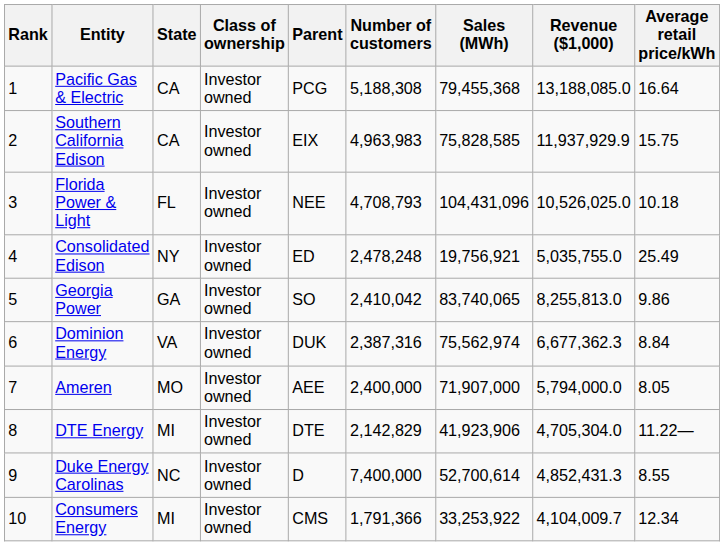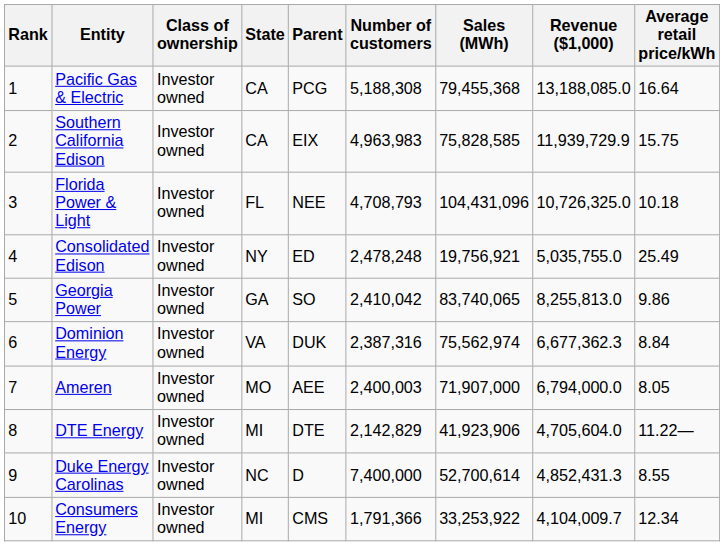columns swapped: (177, 35) <-> (244, 35)
(583, 141) 11,937,929.9 -> (583, 141) 11,939,729.9
(584, 203) 10,526,025.0 -> (584, 203) 10,726,325.0
(386, 387) 2,400,000 -> (386, 387) 2,400,003
(579, 387) 5,794,000.0 -> (579, 387) 6,794,000.0
(579, 431) 4,705,304.0 -> (579, 431) 4,705,604.0
